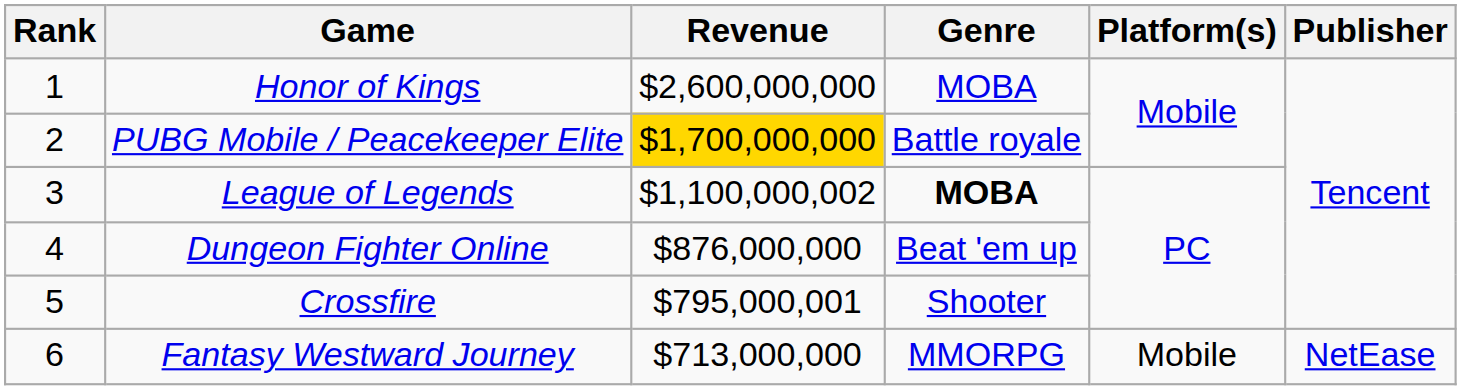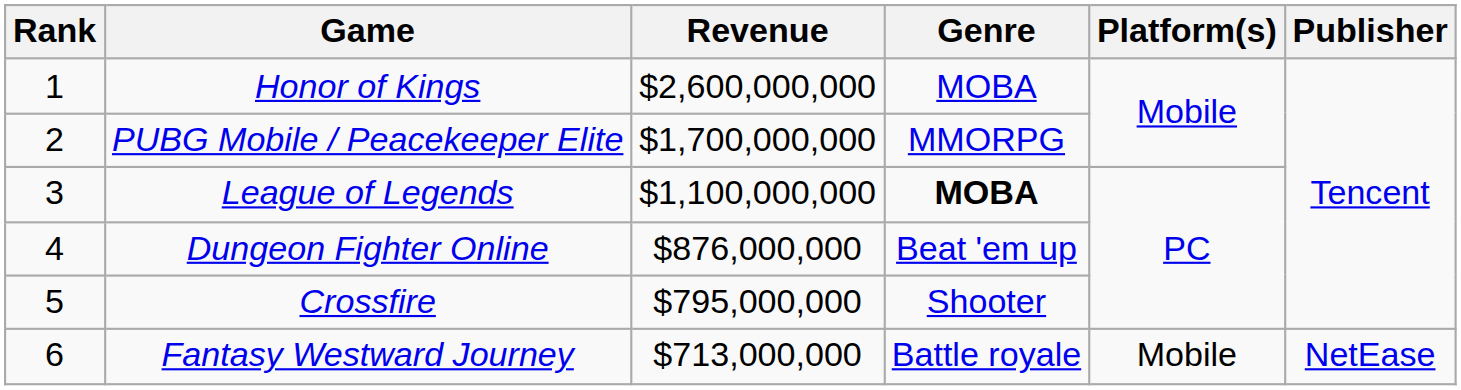(758, 139) gold background -> (758, 139) no background
(986, 139) Battle royale -> (986, 139) MMORPG
(758, 193) $1,100,000,002 -> (758, 193) $1,100,000,000
(758, 301) $795,000,001 -> (758, 301) $795,000,000
(986, 355) MMORPG -> (986, 355) Battle royale
